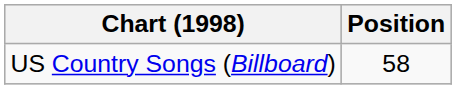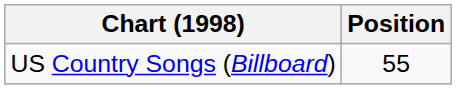(396, 63) 58 -> (396, 63) 55
